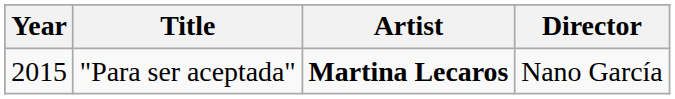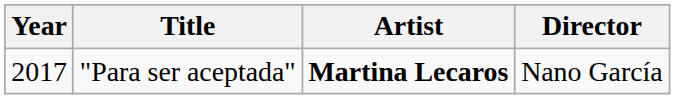(39, 70) 2015 -> (39, 70) 2017
